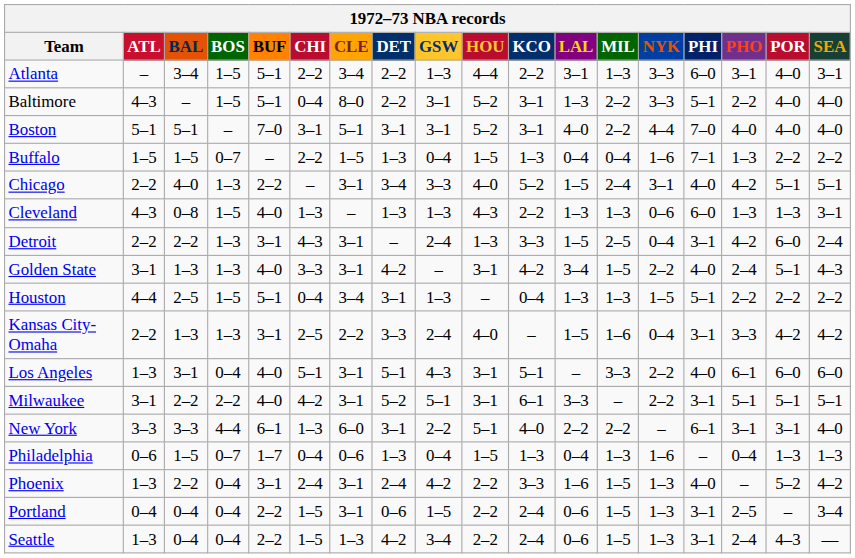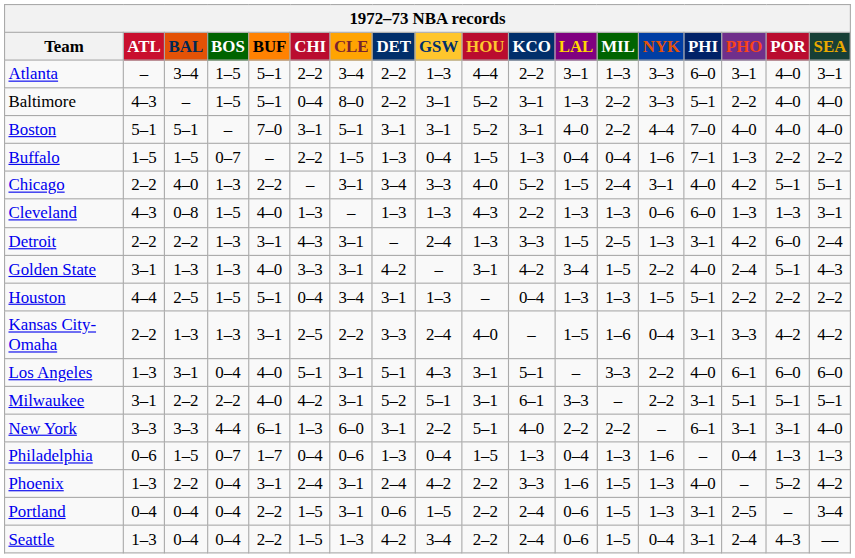(661, 241) 0–4 -> (661, 241) 1–3
(661, 539) 1–3 -> (661, 539) 0–4
